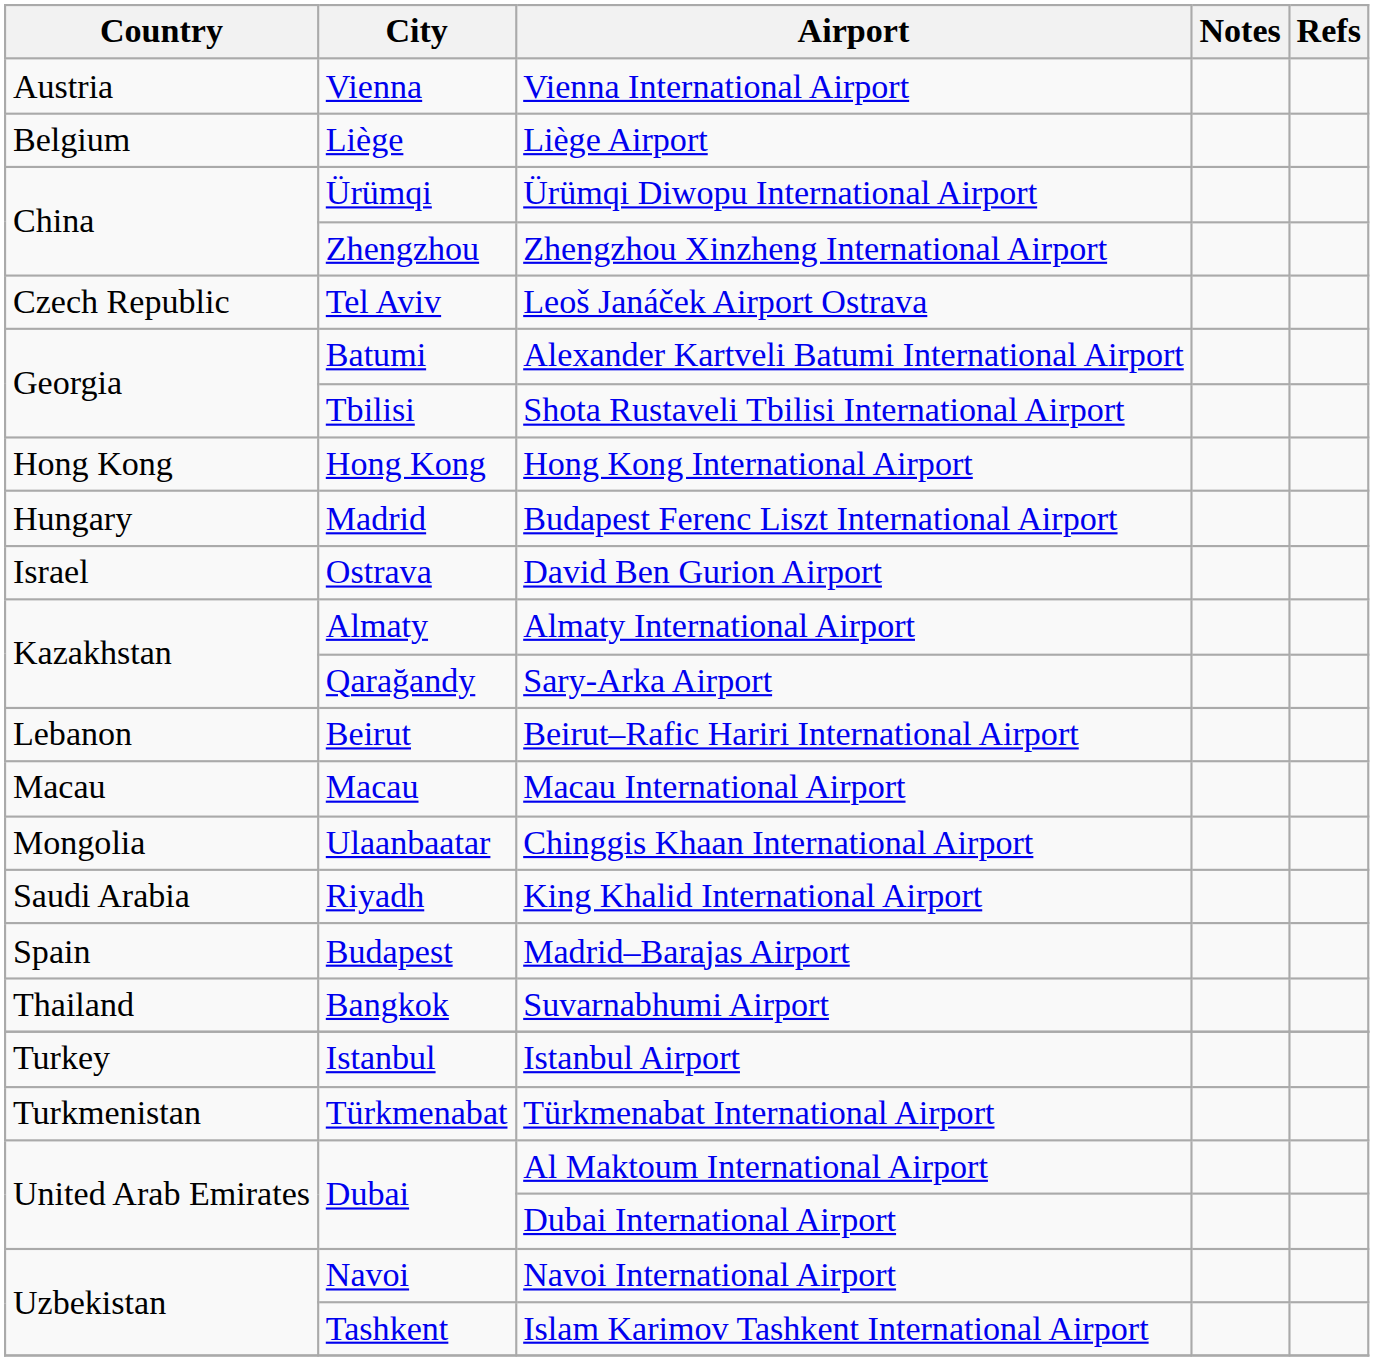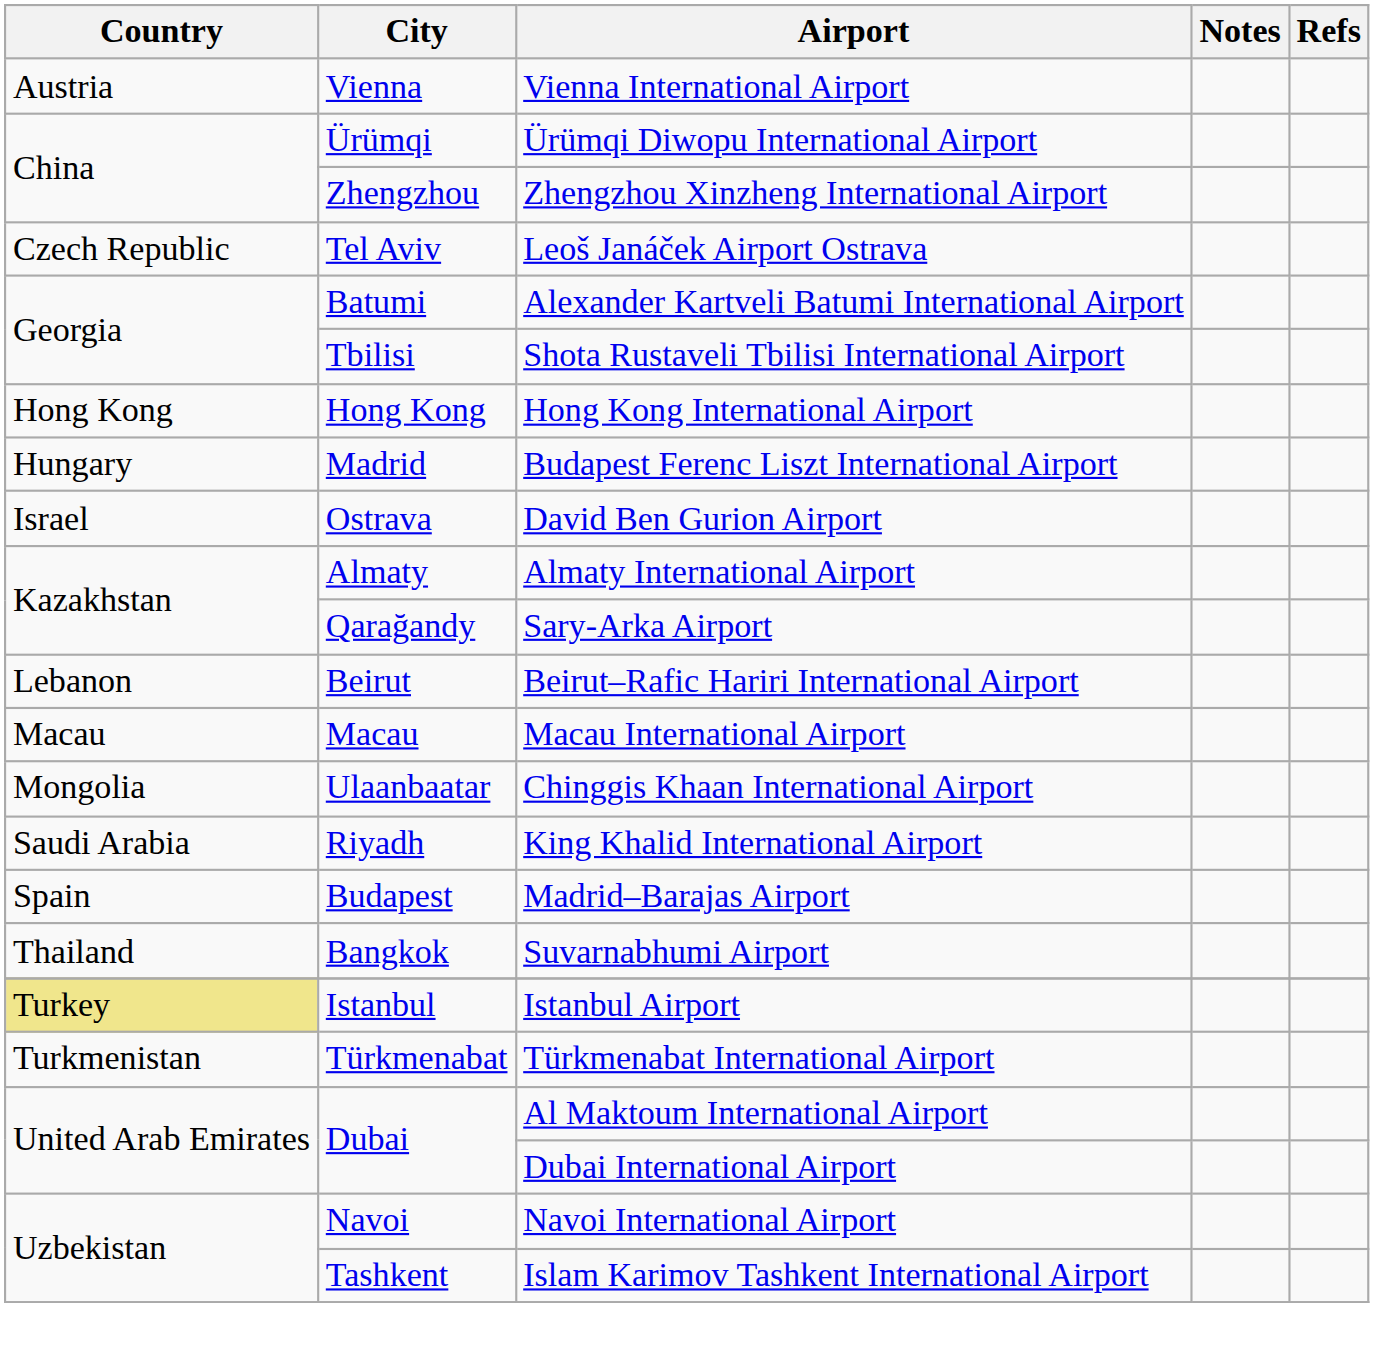- row: (615, 139)
(62, 1058) no background -> (62, 1004) khaki background
